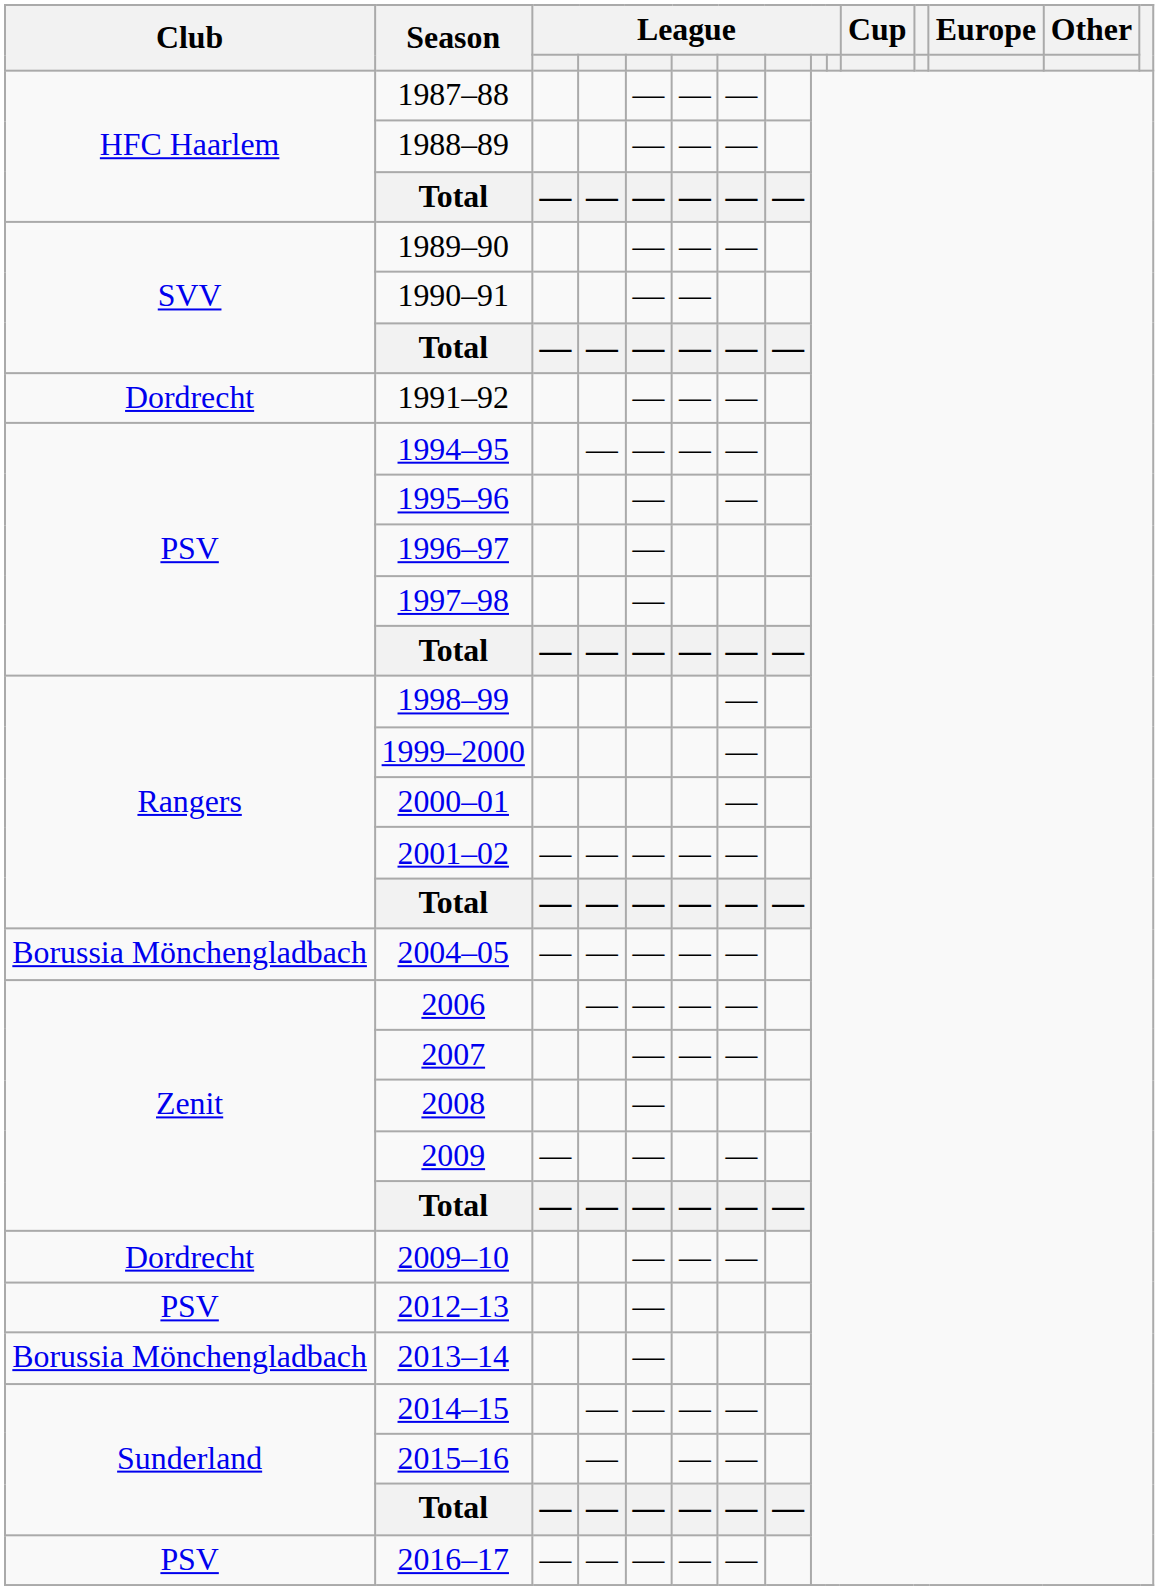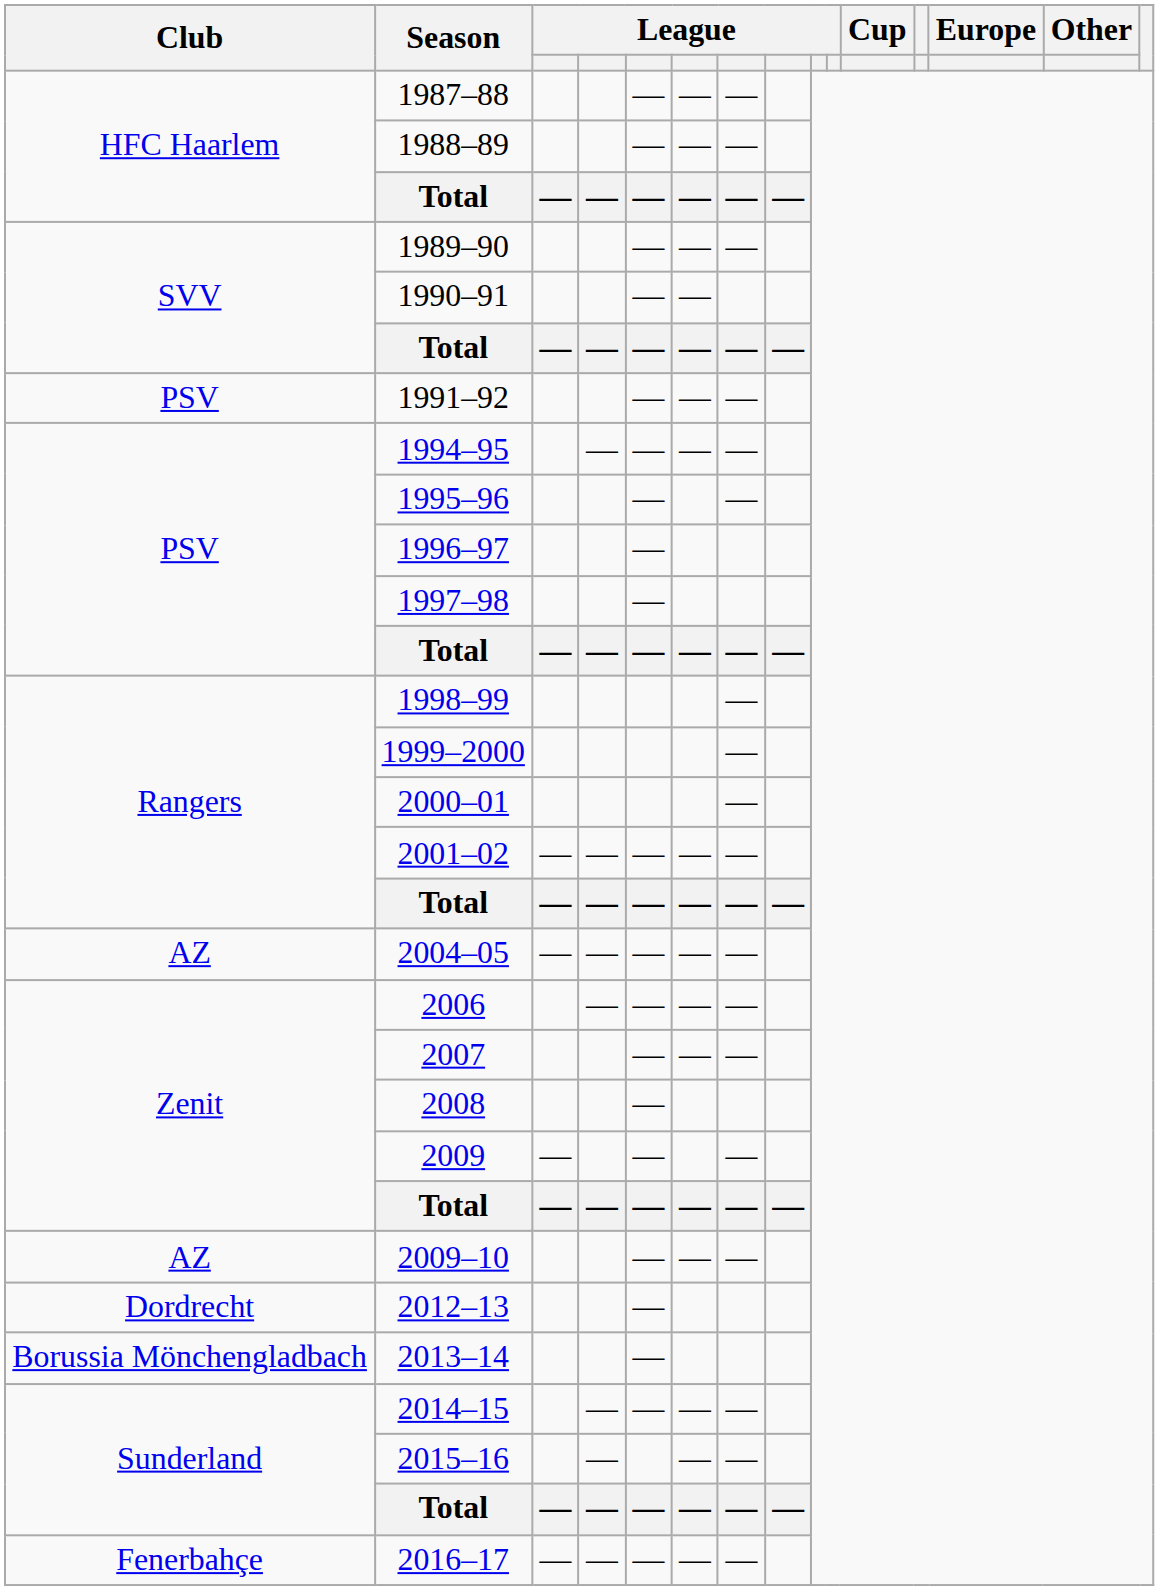(190, 397) Dordrecht -> (190, 397) PSV
(190, 953) Borussia Mönchengladbach -> (190, 953) AZ
(190, 1256) Dordrecht -> (190, 1256) AZ
(190, 1306) PSV -> (190, 1306) Dordrecht
(190, 1559) PSV -> (190, 1559) Fenerbahçe
